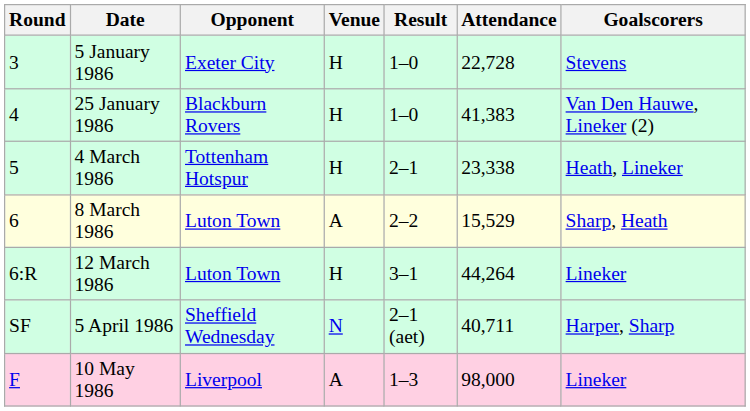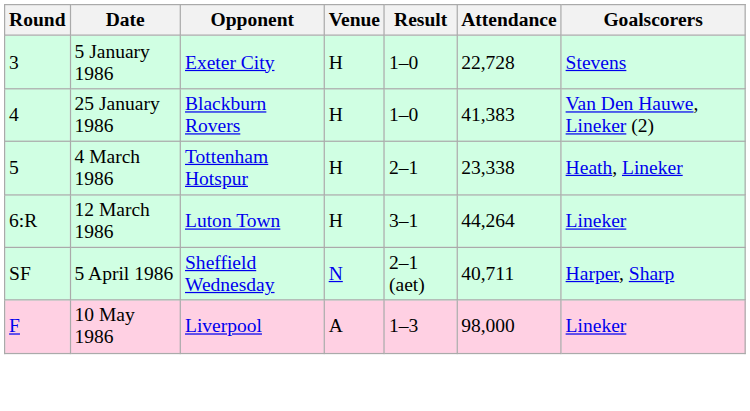- row: (107, 220)
